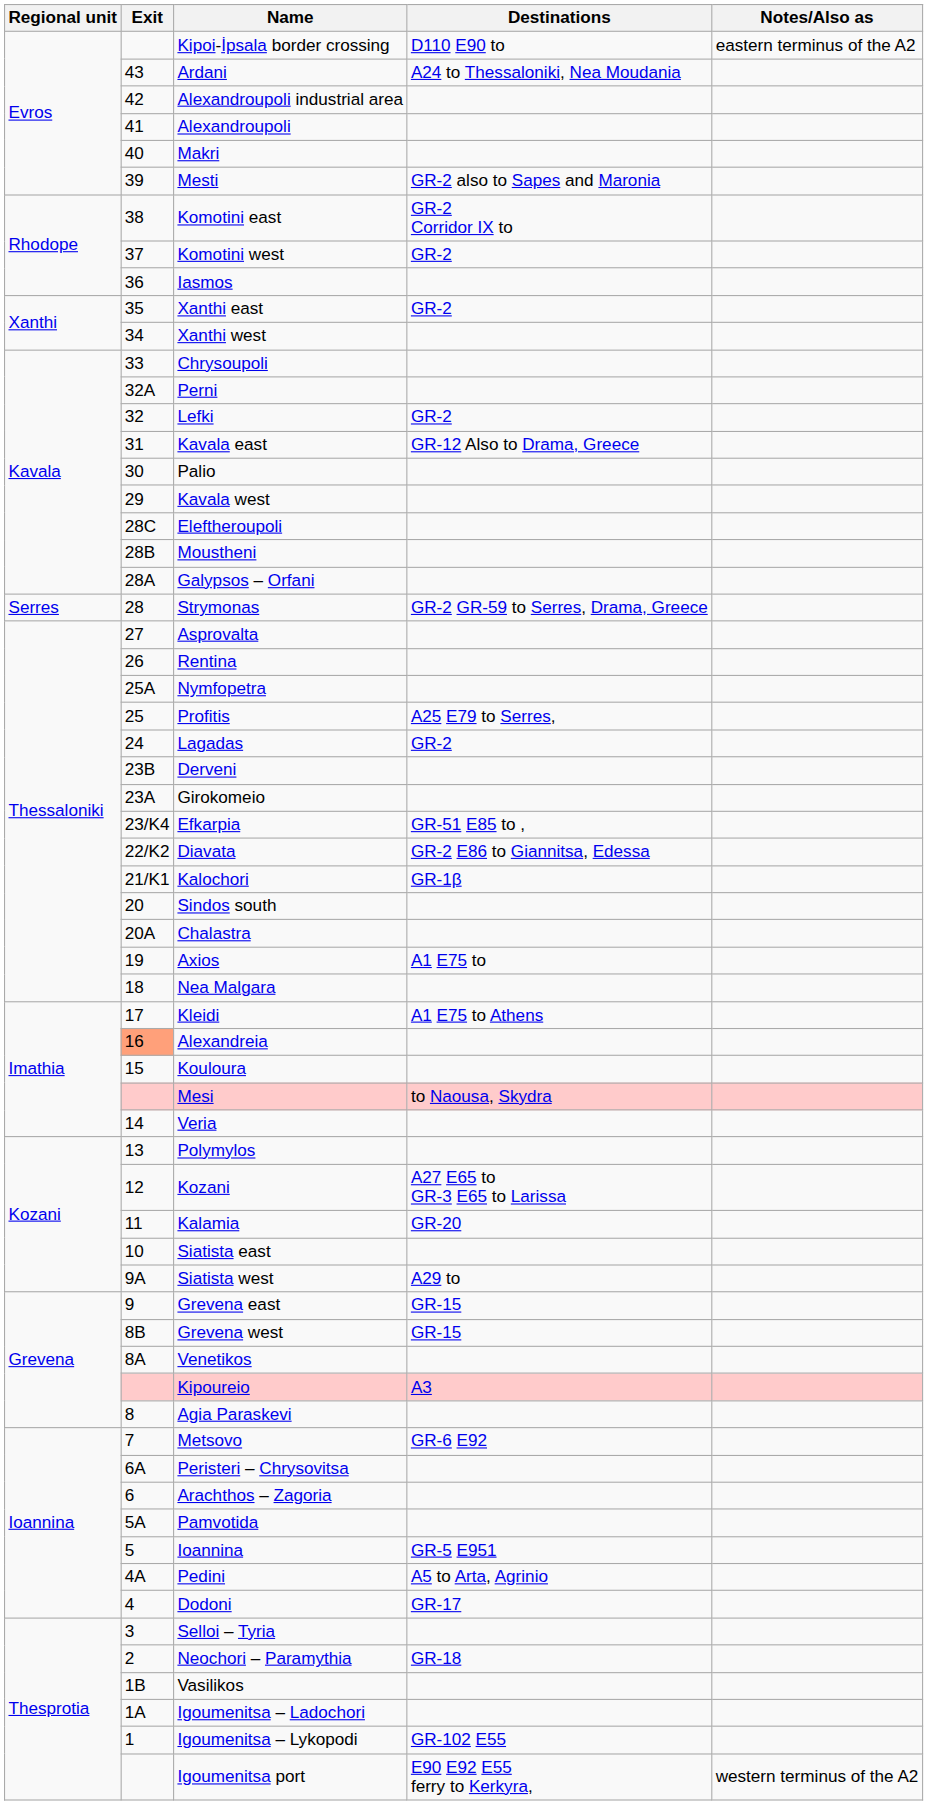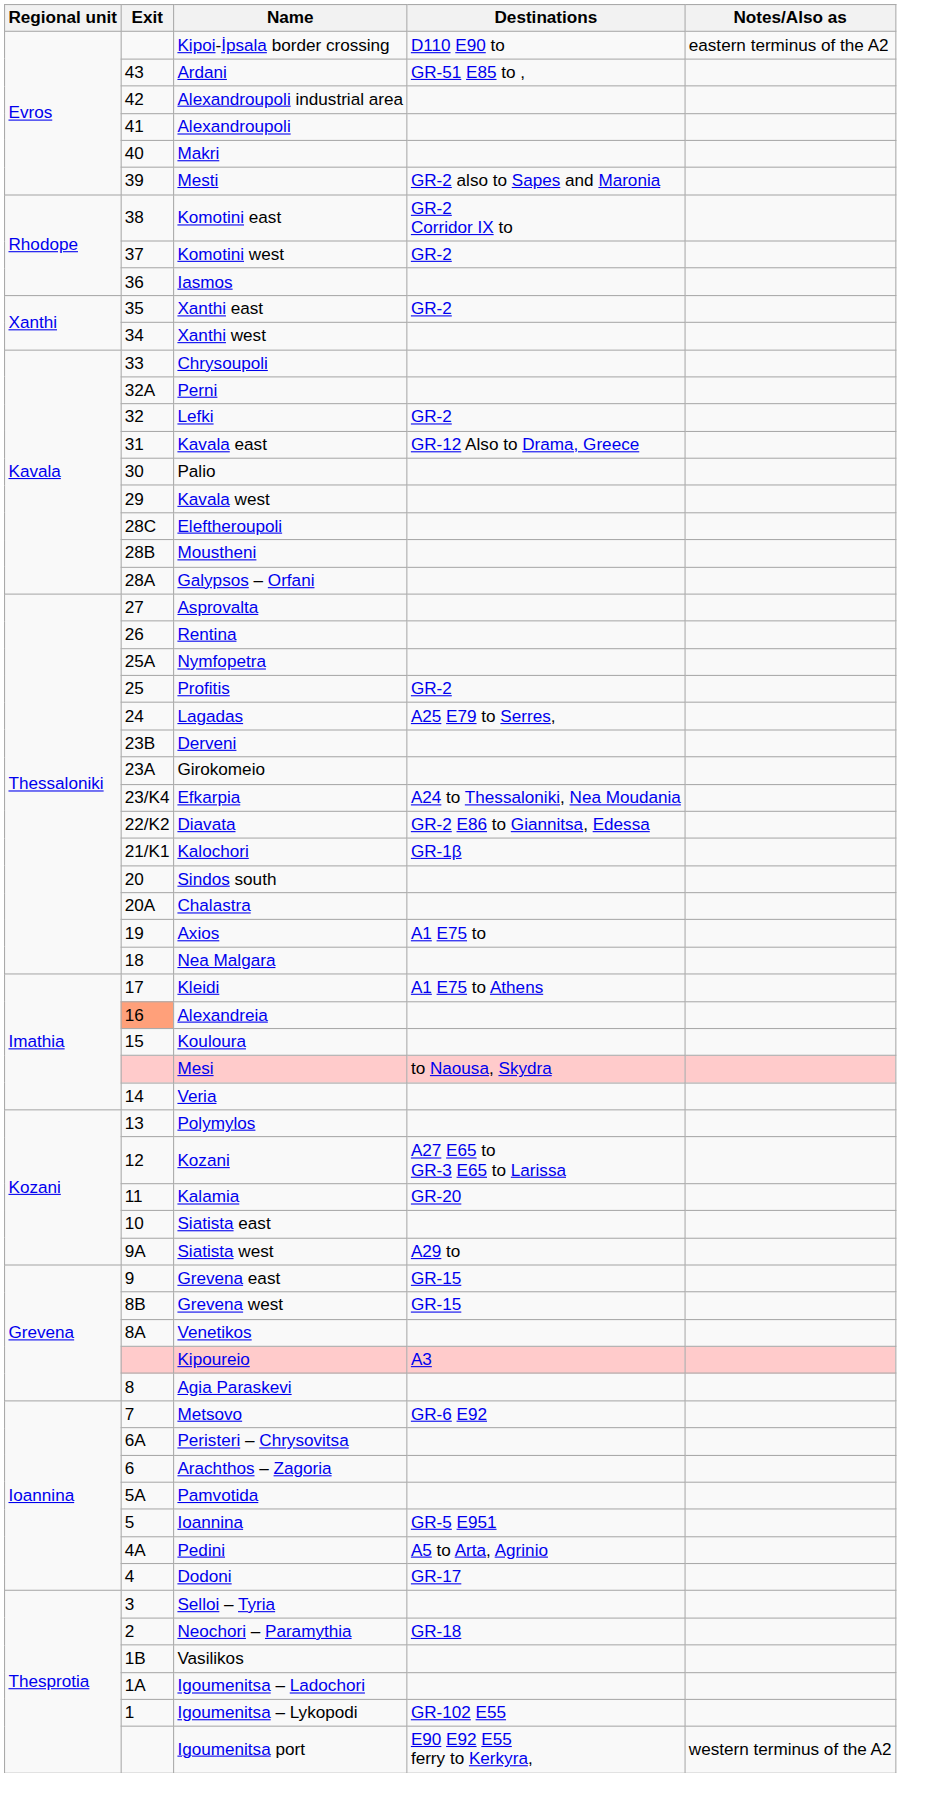(546, 72) A24 to Thessaloniki, Nea Moudania -> (468, 72) GR-51 E85 to ,
- row: (218, 607)
(483, 716) A25 E79 to Serres, -> (431, 688) GR-2
(431, 743) GR-2 -> (483, 716) A25 E79 to Serres,
(468, 824) GR-51 E85 to , -> (546, 797) A24 to Thessaloniki, Nea Moudania
